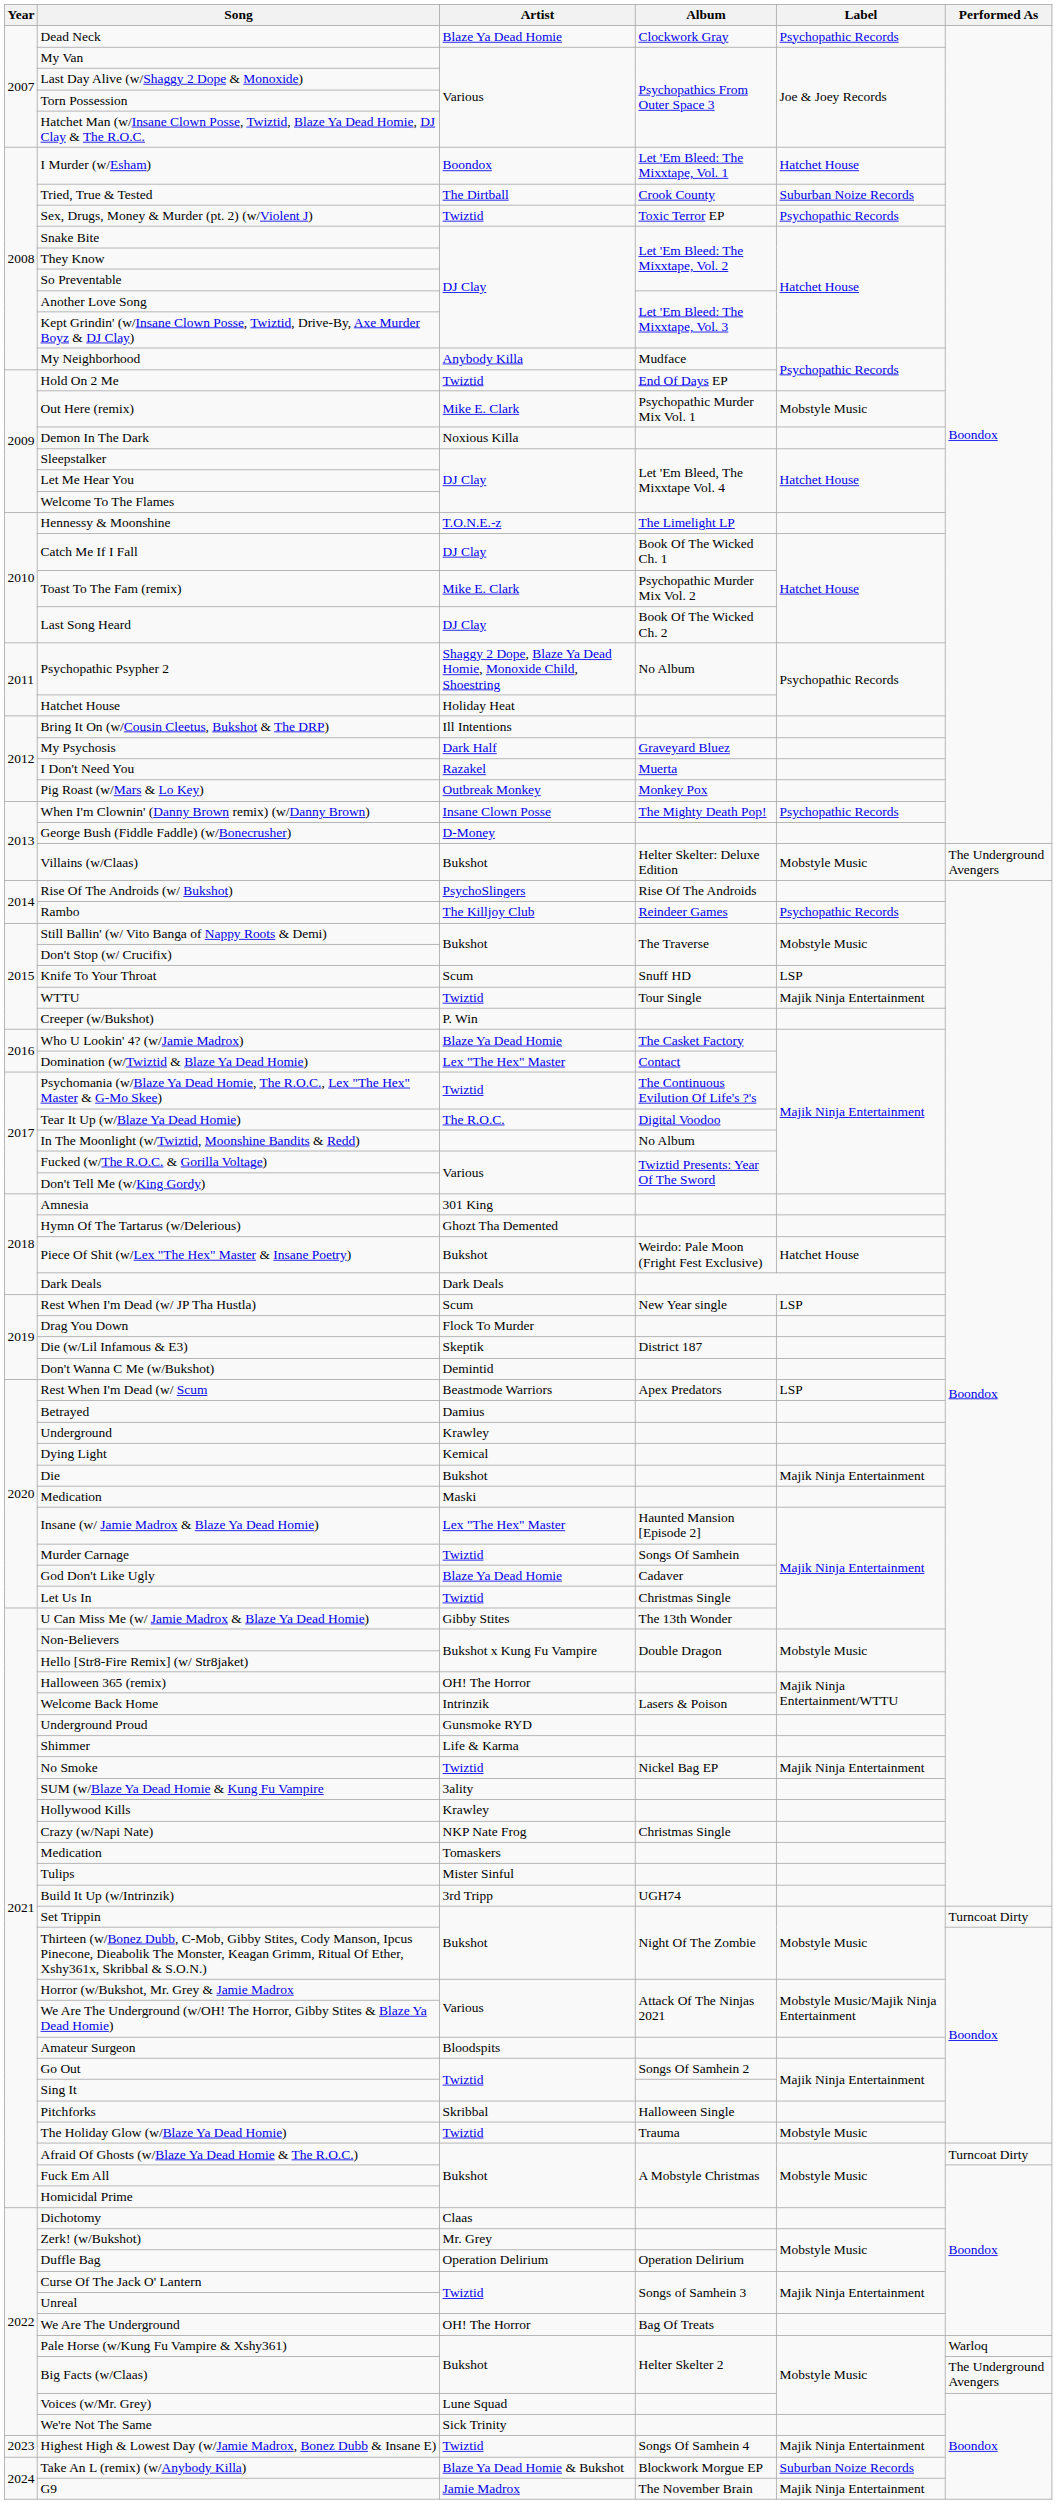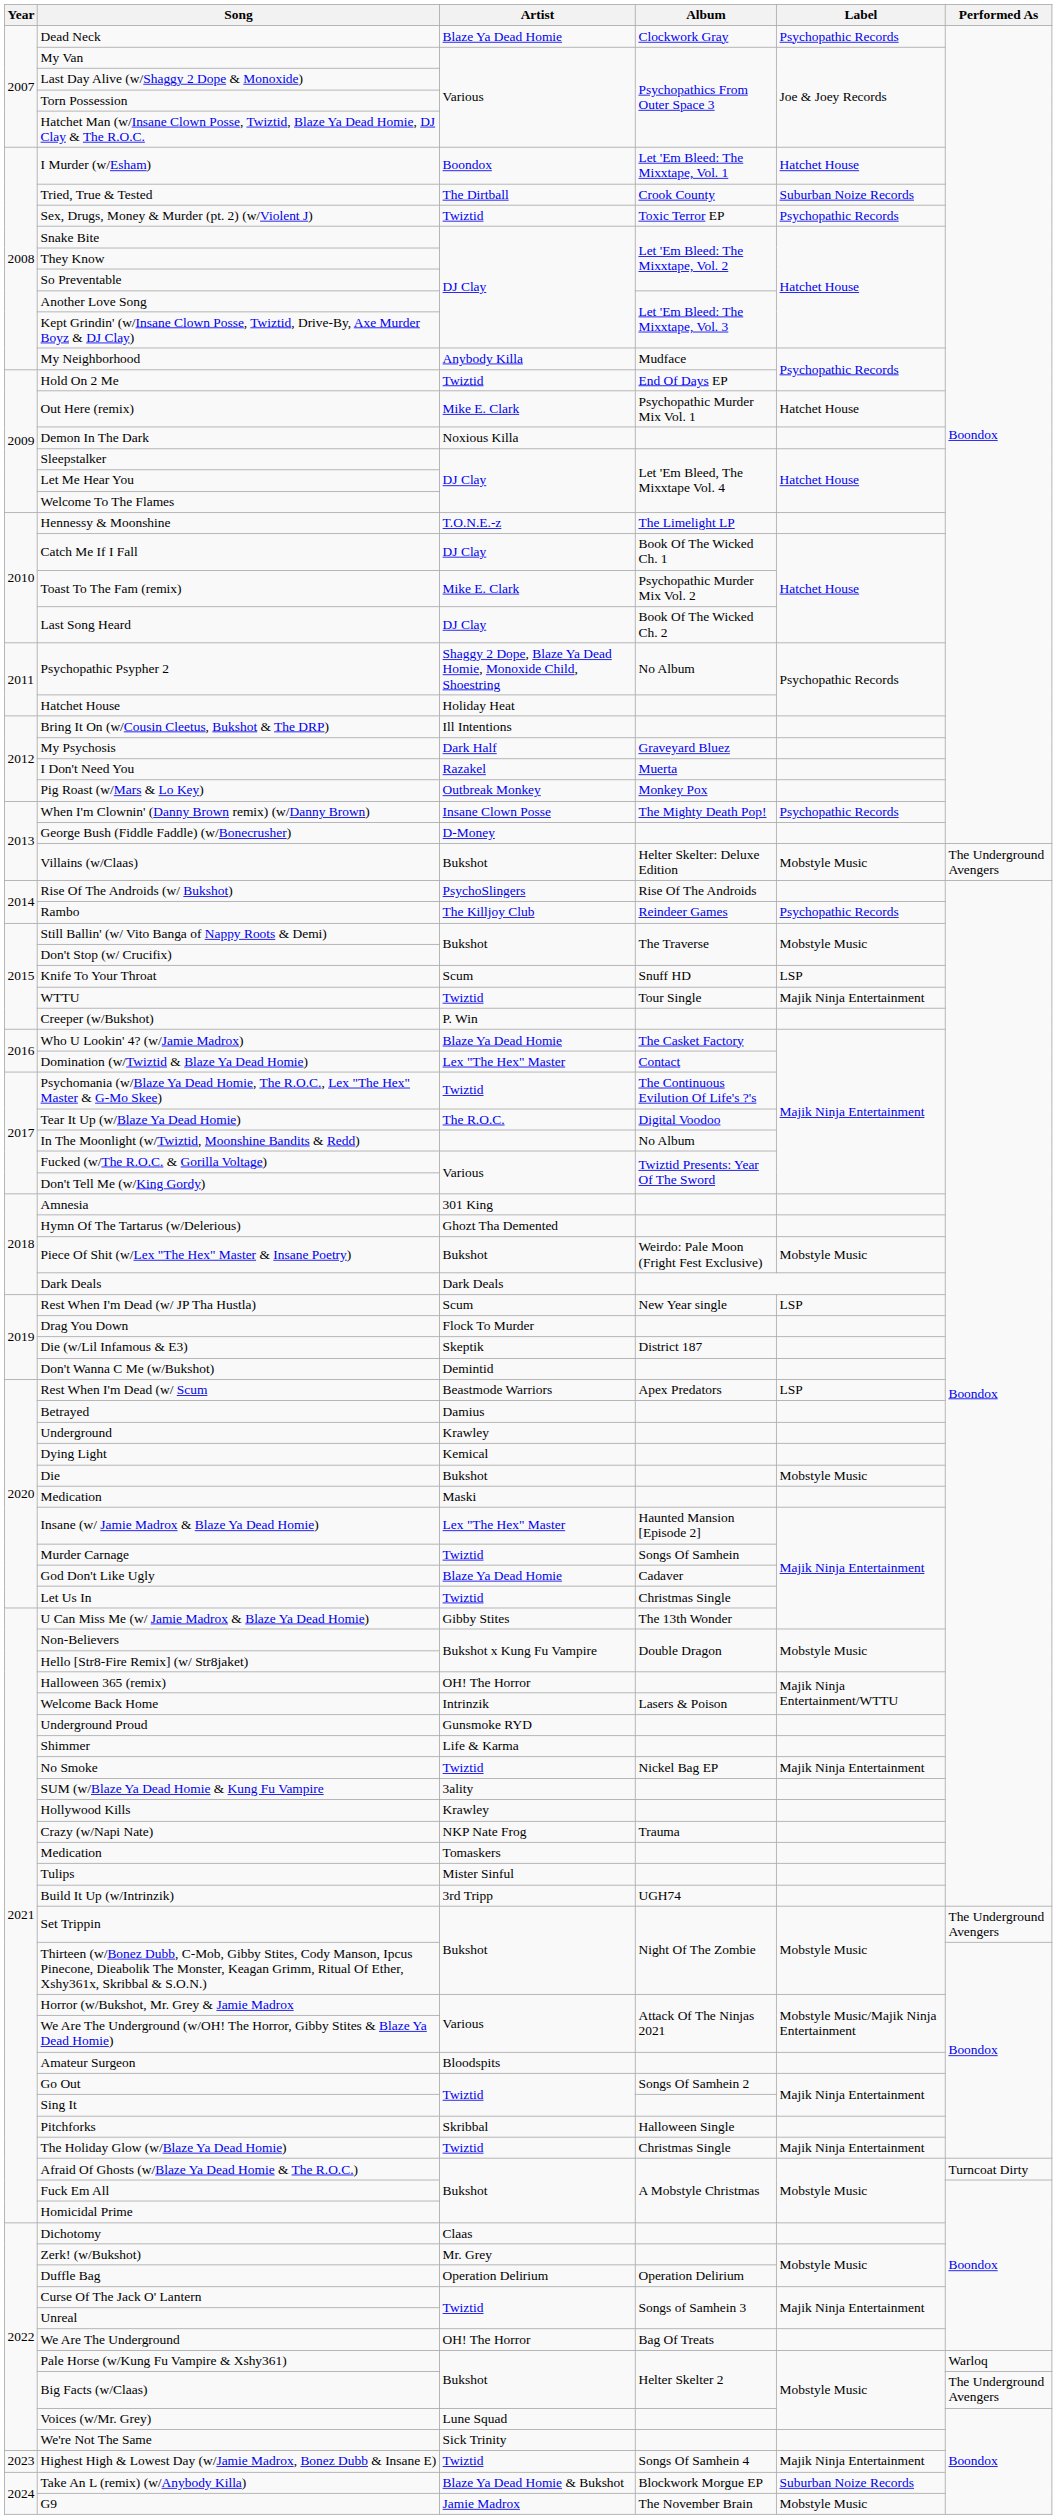(823, 409) Mobstyle Music -> (819, 409) Hatchet House
(819, 1254) Hatchet House -> (823, 1254) Mobstyle Music
(852, 1475) Majik Ninja Entertainment -> (823, 1475) Mobstyle Music
(685, 1831) Christmas Single -> (659, 1831) Trauma
(988, 1916) Turncoat Dirty -> (996, 1924) The Underground Avengers
(659, 2132) Trauma -> (685, 2147) Christmas Single
(823, 2132) Mobstyle Music -> (852, 2147) Majik Ninja Entertainment
(852, 2488) Majik Ninja Entertainment -> (823, 2504) Mobstyle Music
